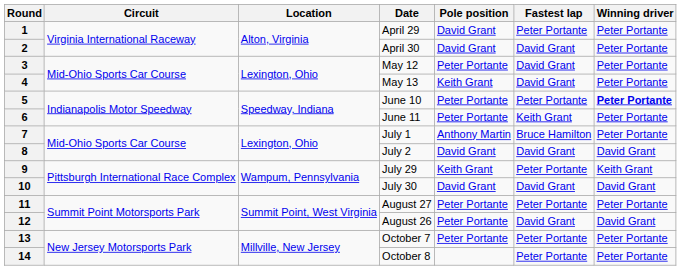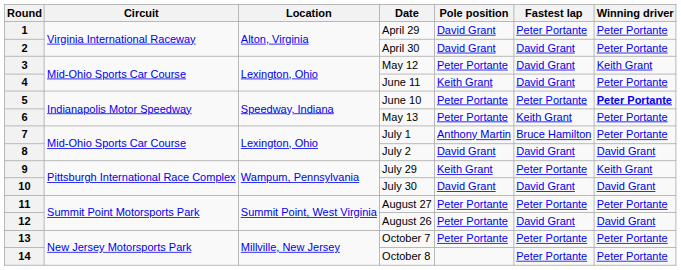(632, 65) Peter Portante -> (625, 65) Keith Grant
(400, 82) May 13 -> (401, 82) June 11
(401, 117) June 11 -> (400, 117) May 13
